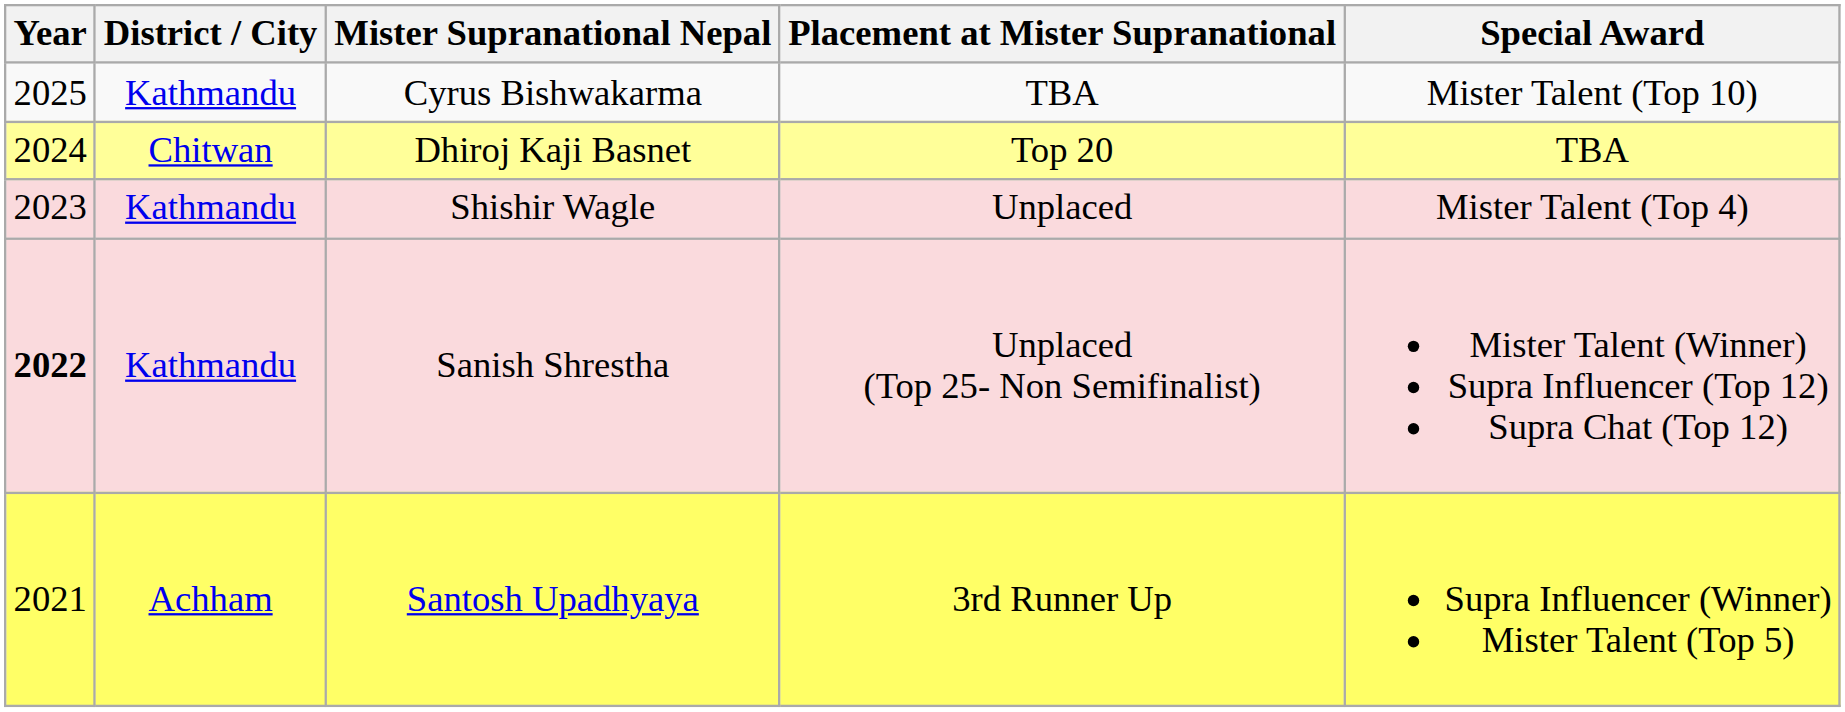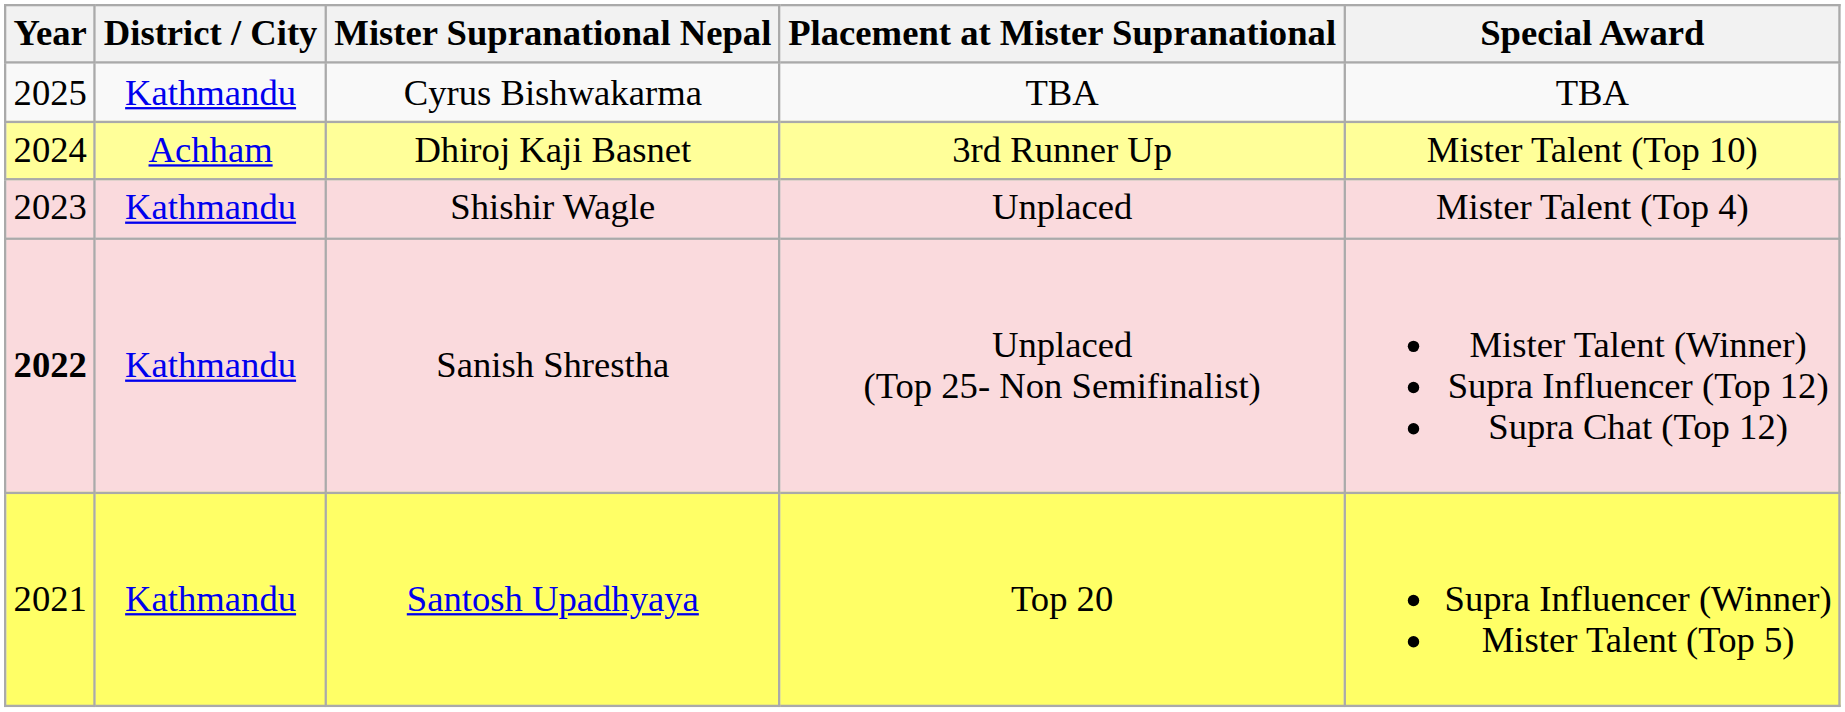(1592, 91) Mister Talent (Top 10) -> (1592, 91) TBA
(211, 149) Chitwan -> (211, 149) Achham
(1062, 149) Top 20 -> (1062, 149) 3rd Runner Up
(1592, 149) TBA -> (1592, 149) Mister Talent (Top 10)
(211, 598) Achham -> (211, 598) Kathmandu
(1062, 598) 3rd Runner Up -> (1062, 598) Top 20
